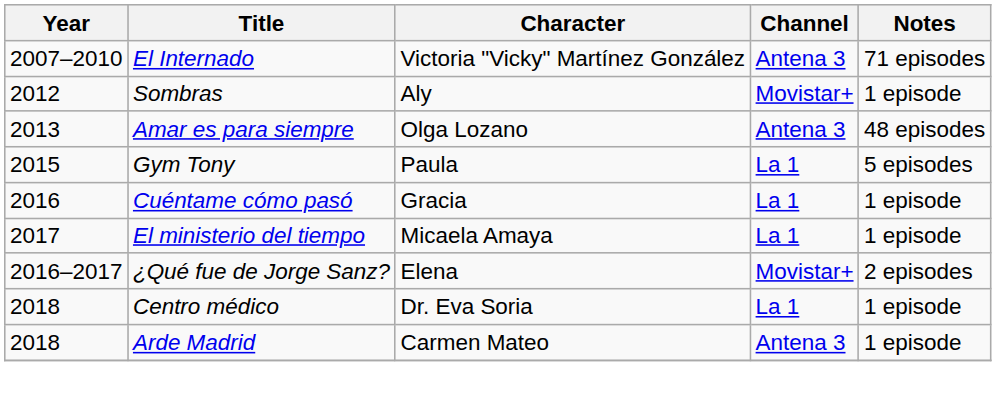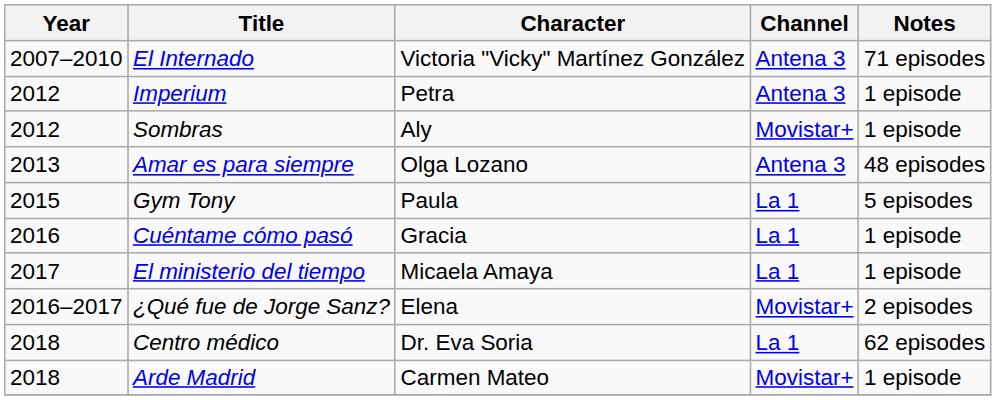+ row: (180, 94)
(913, 307) 1 episode -> (925, 342) 62 episodes
(801, 342) Antena 3 -> (805, 378) Movistar+
